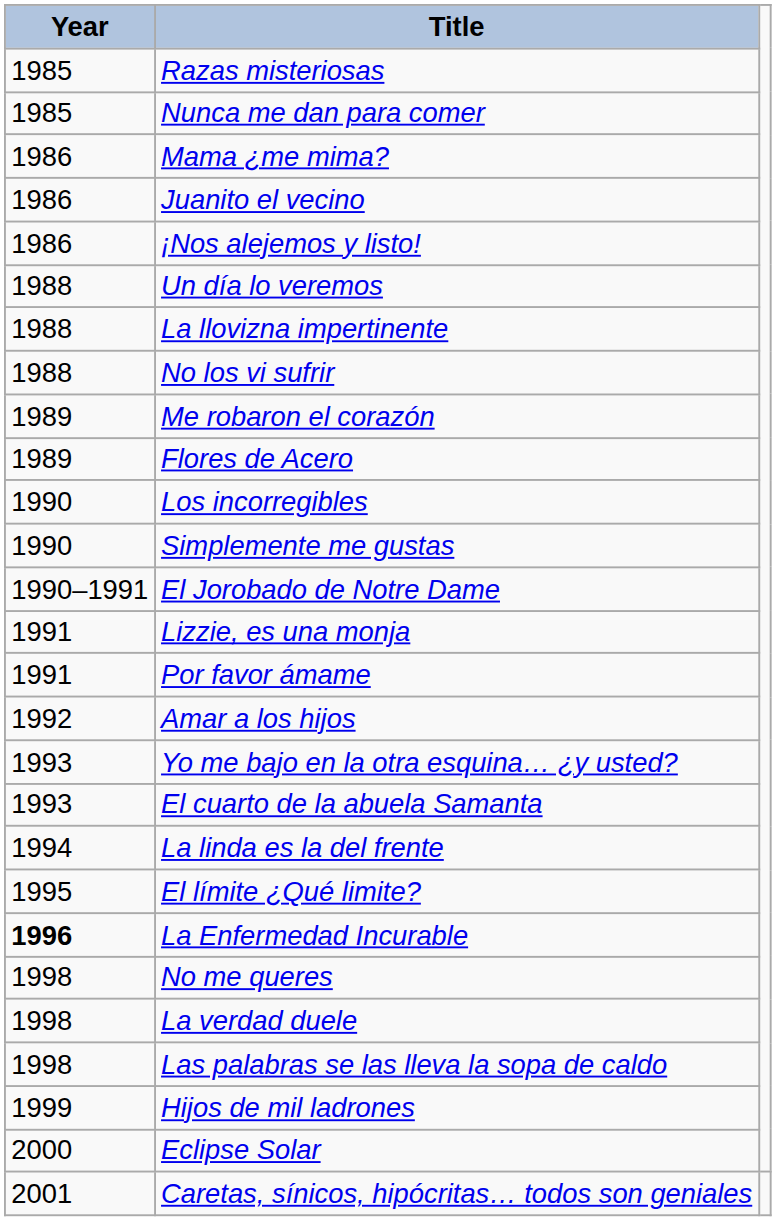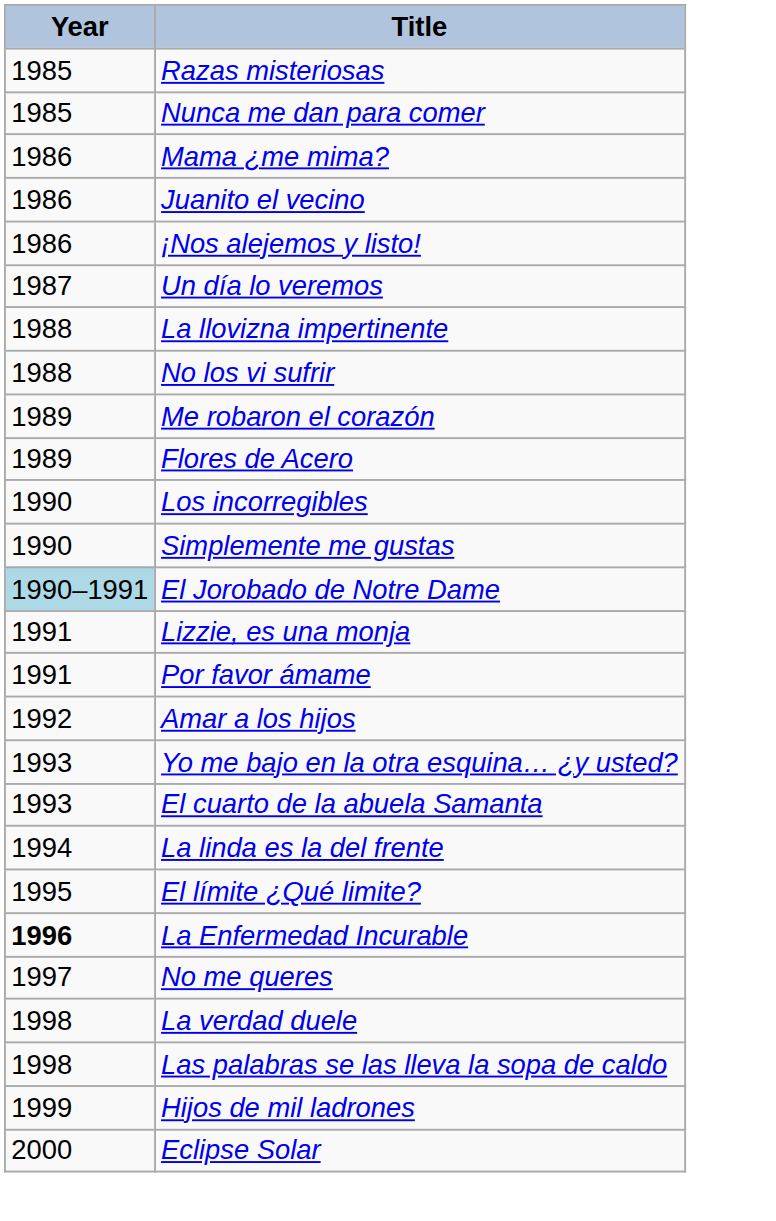(42, 286) 1988 -> (42, 286) 1987
(80, 589) no background -> (80, 589) lightblue background
(42, 978) 1998 -> (42, 978) 1997
- row: (457, 1194)
